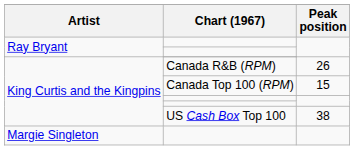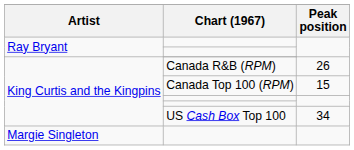(323, 116) 38 -> (323, 116) 34
